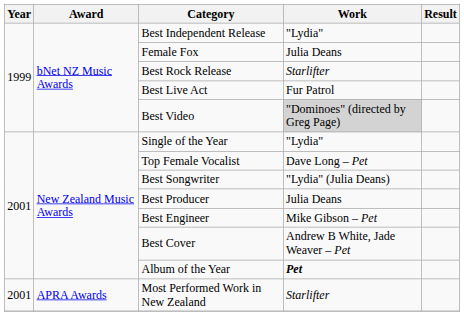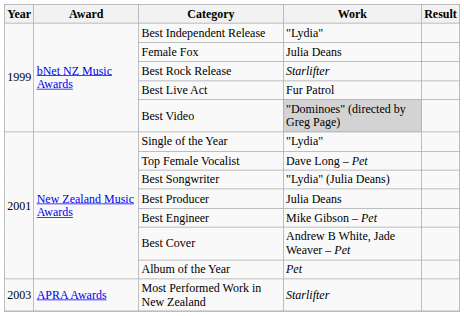(294, 269) bold -> (294, 269) normal
(19, 295) 2001 -> (19, 295) 2003
